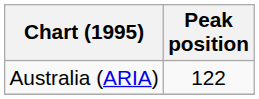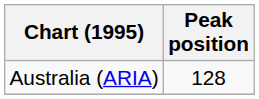(209, 77) 122 -> (209, 77) 128
